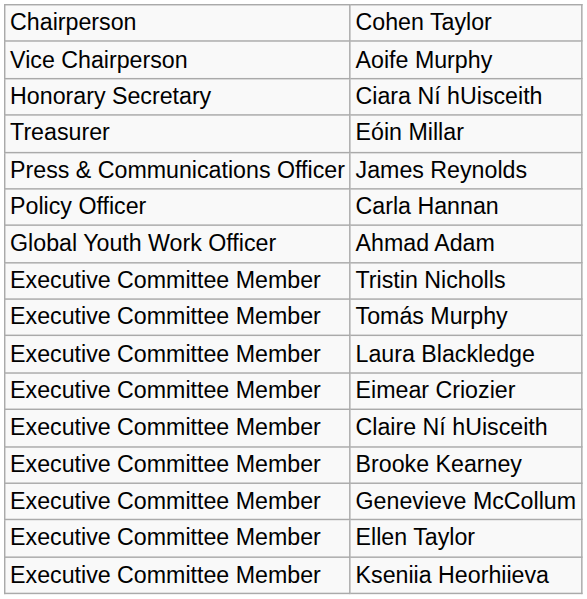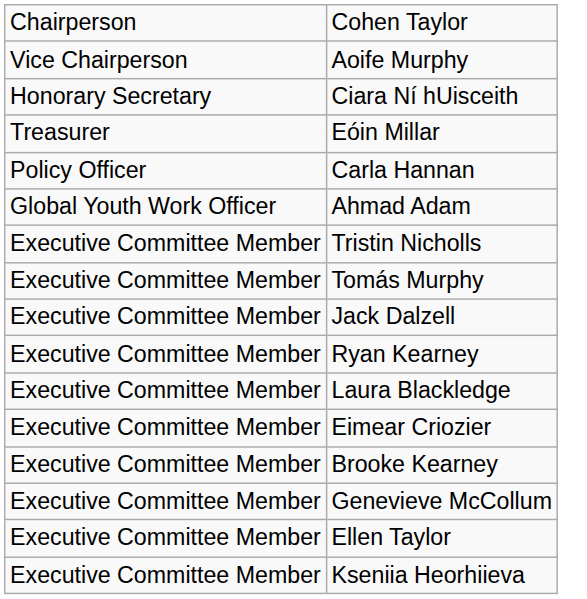- row: (441, 170)
+ row: (393, 317)
+ row: (405, 354)
- row: (452, 427)
